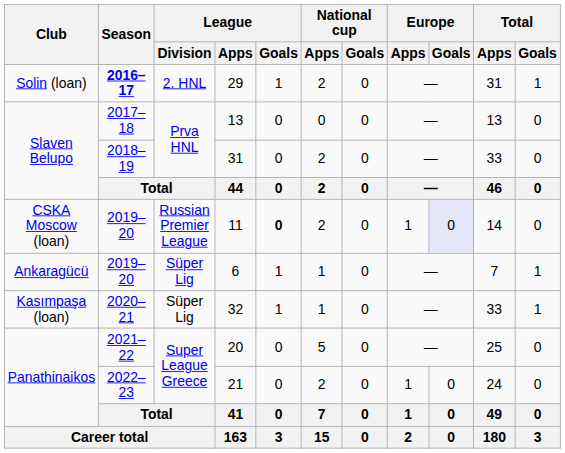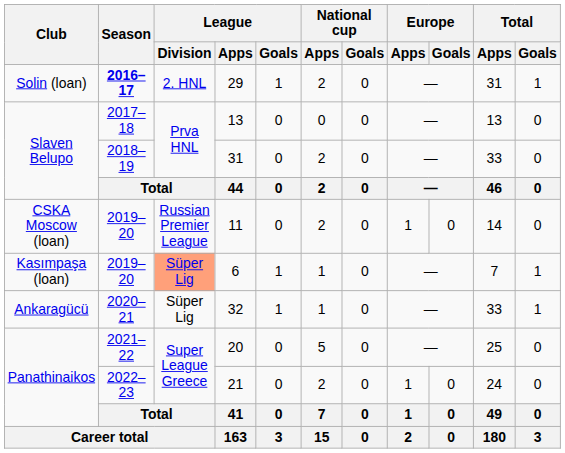(279, 226) bold -> (279, 226) normal
(451, 226) lavender background -> (451, 226) no background
(51, 271) Ankaragücü -> (51, 271) Kasımpaşa (loan)
(185, 271) no background -> (185, 271) lightsalmon background
(51, 309) Kasımpaşa (loan) -> (51, 309) Ankaragücü
